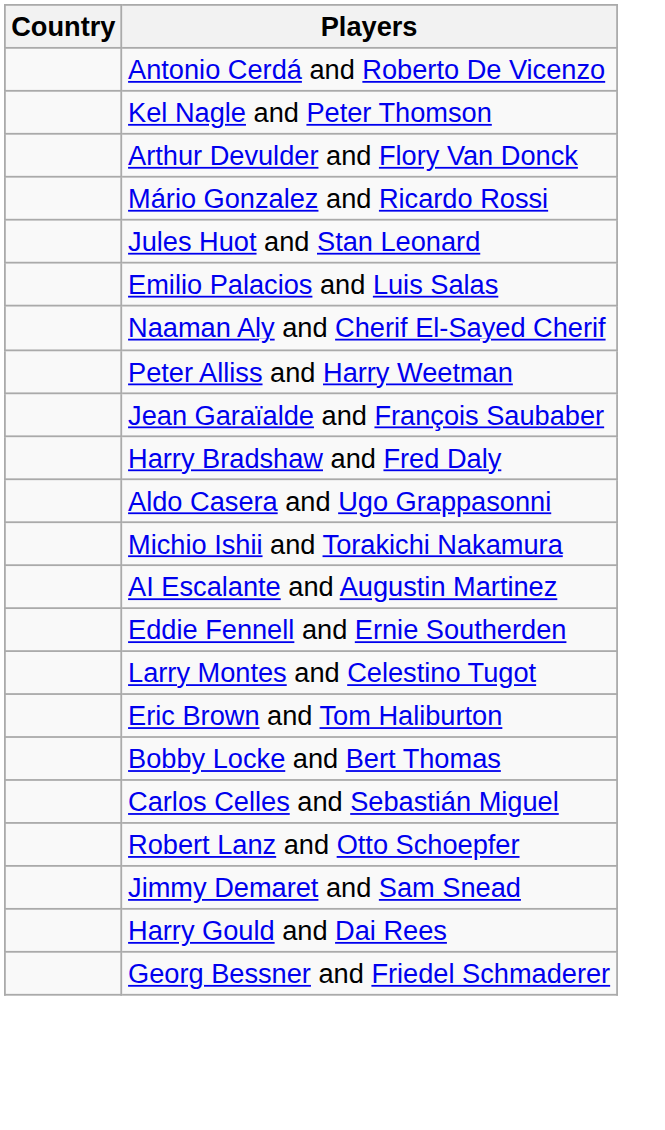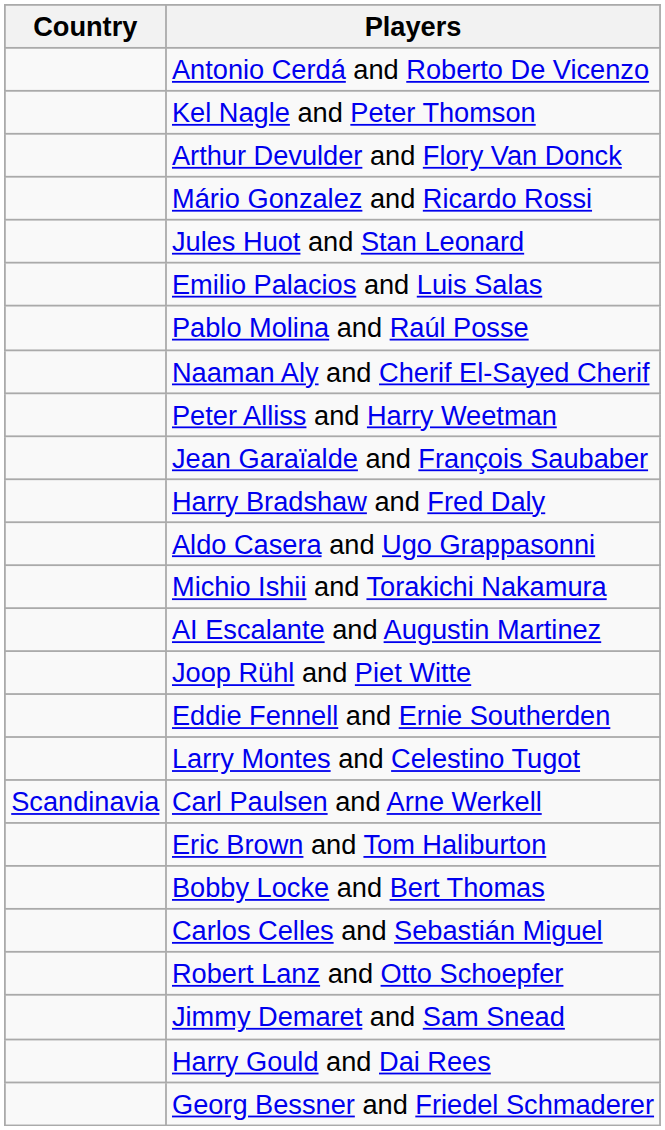+ row: (350, 328)
+ row: (322, 673)
+ row: (357, 802)
